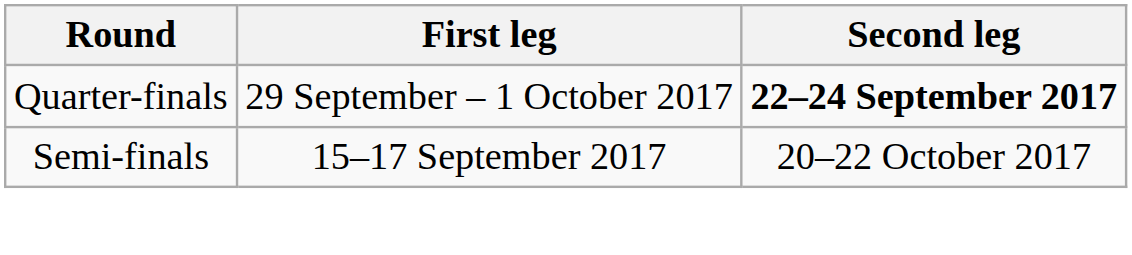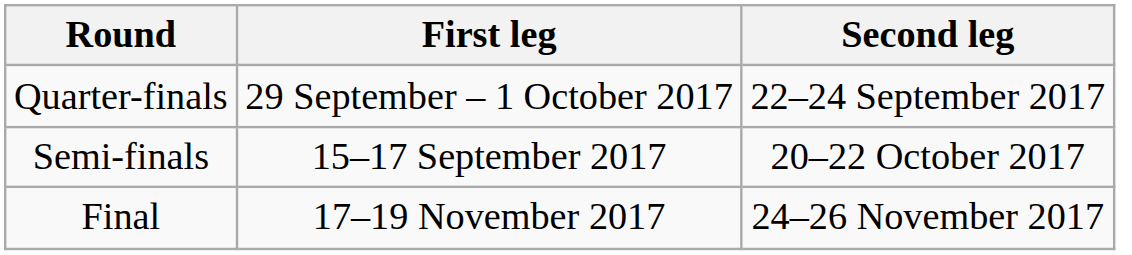(934, 95) bold -> (928, 95) normal
+ row: (121, 216)
